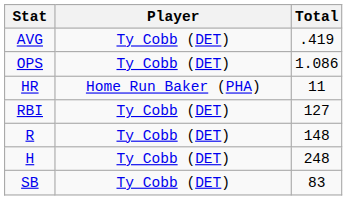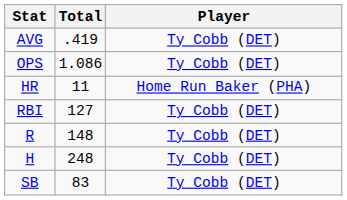columns swapped: (173, 16) <-> (317, 16)
